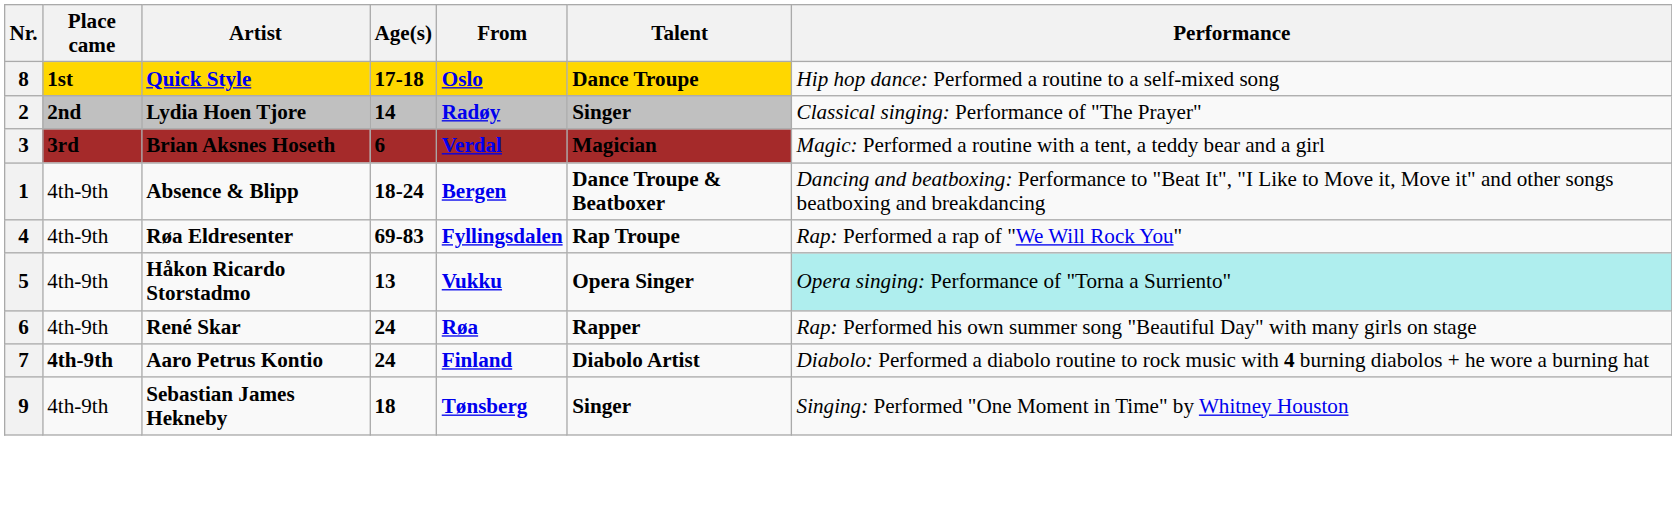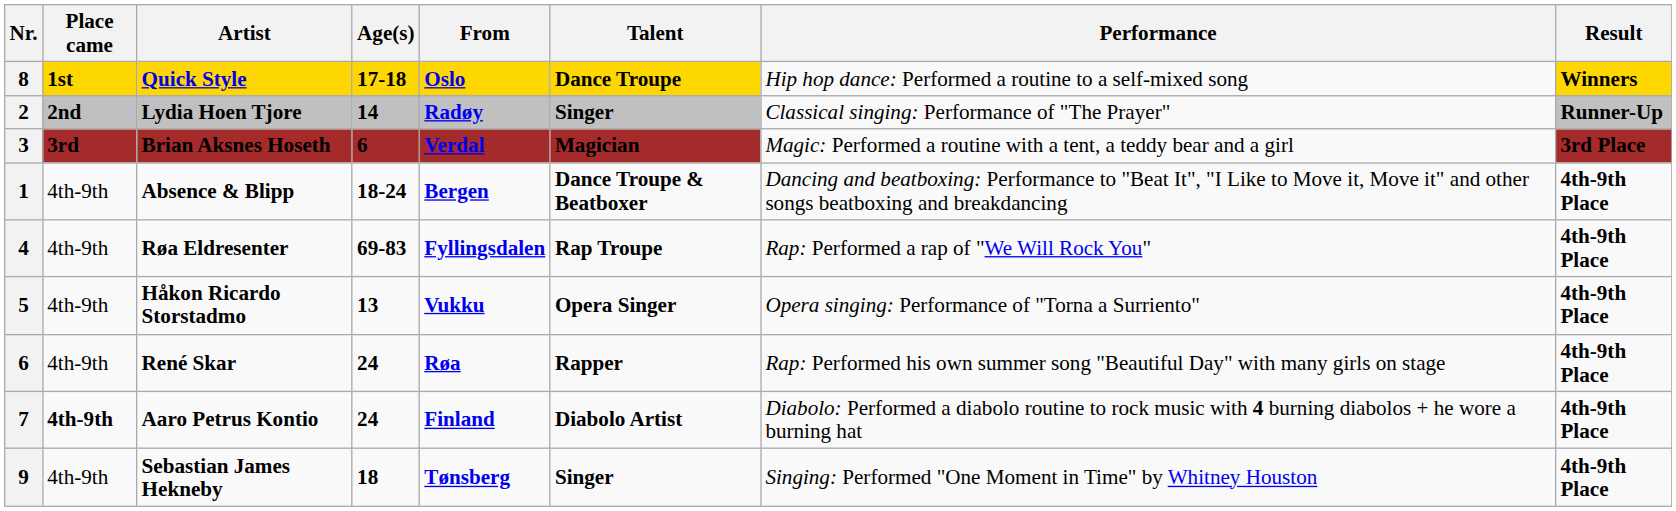+ column: (1614, 33)
(1014, 281) paleturquoise background -> (983, 305) no background
